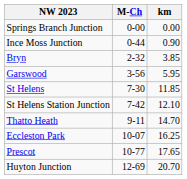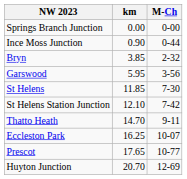columns swapped: (130, 12) <-> (165, 12)
